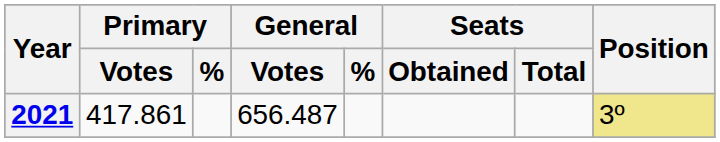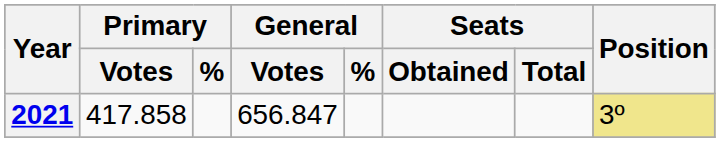(136, 114) 417.861 -> (136, 114) 417.858
(287, 114) 656.487 -> (287, 114) 656.847
